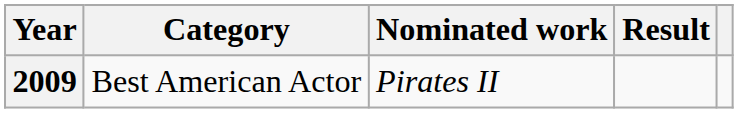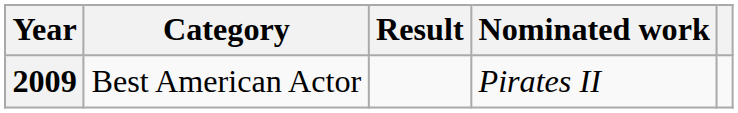columns swapped: (492, 30) <-> (666, 30)
